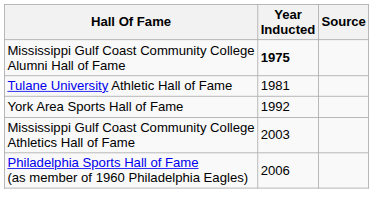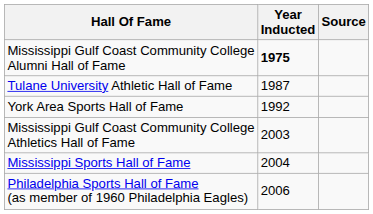(275, 86) 1981 -> (275, 86) 1987
+ row: (99, 163)
